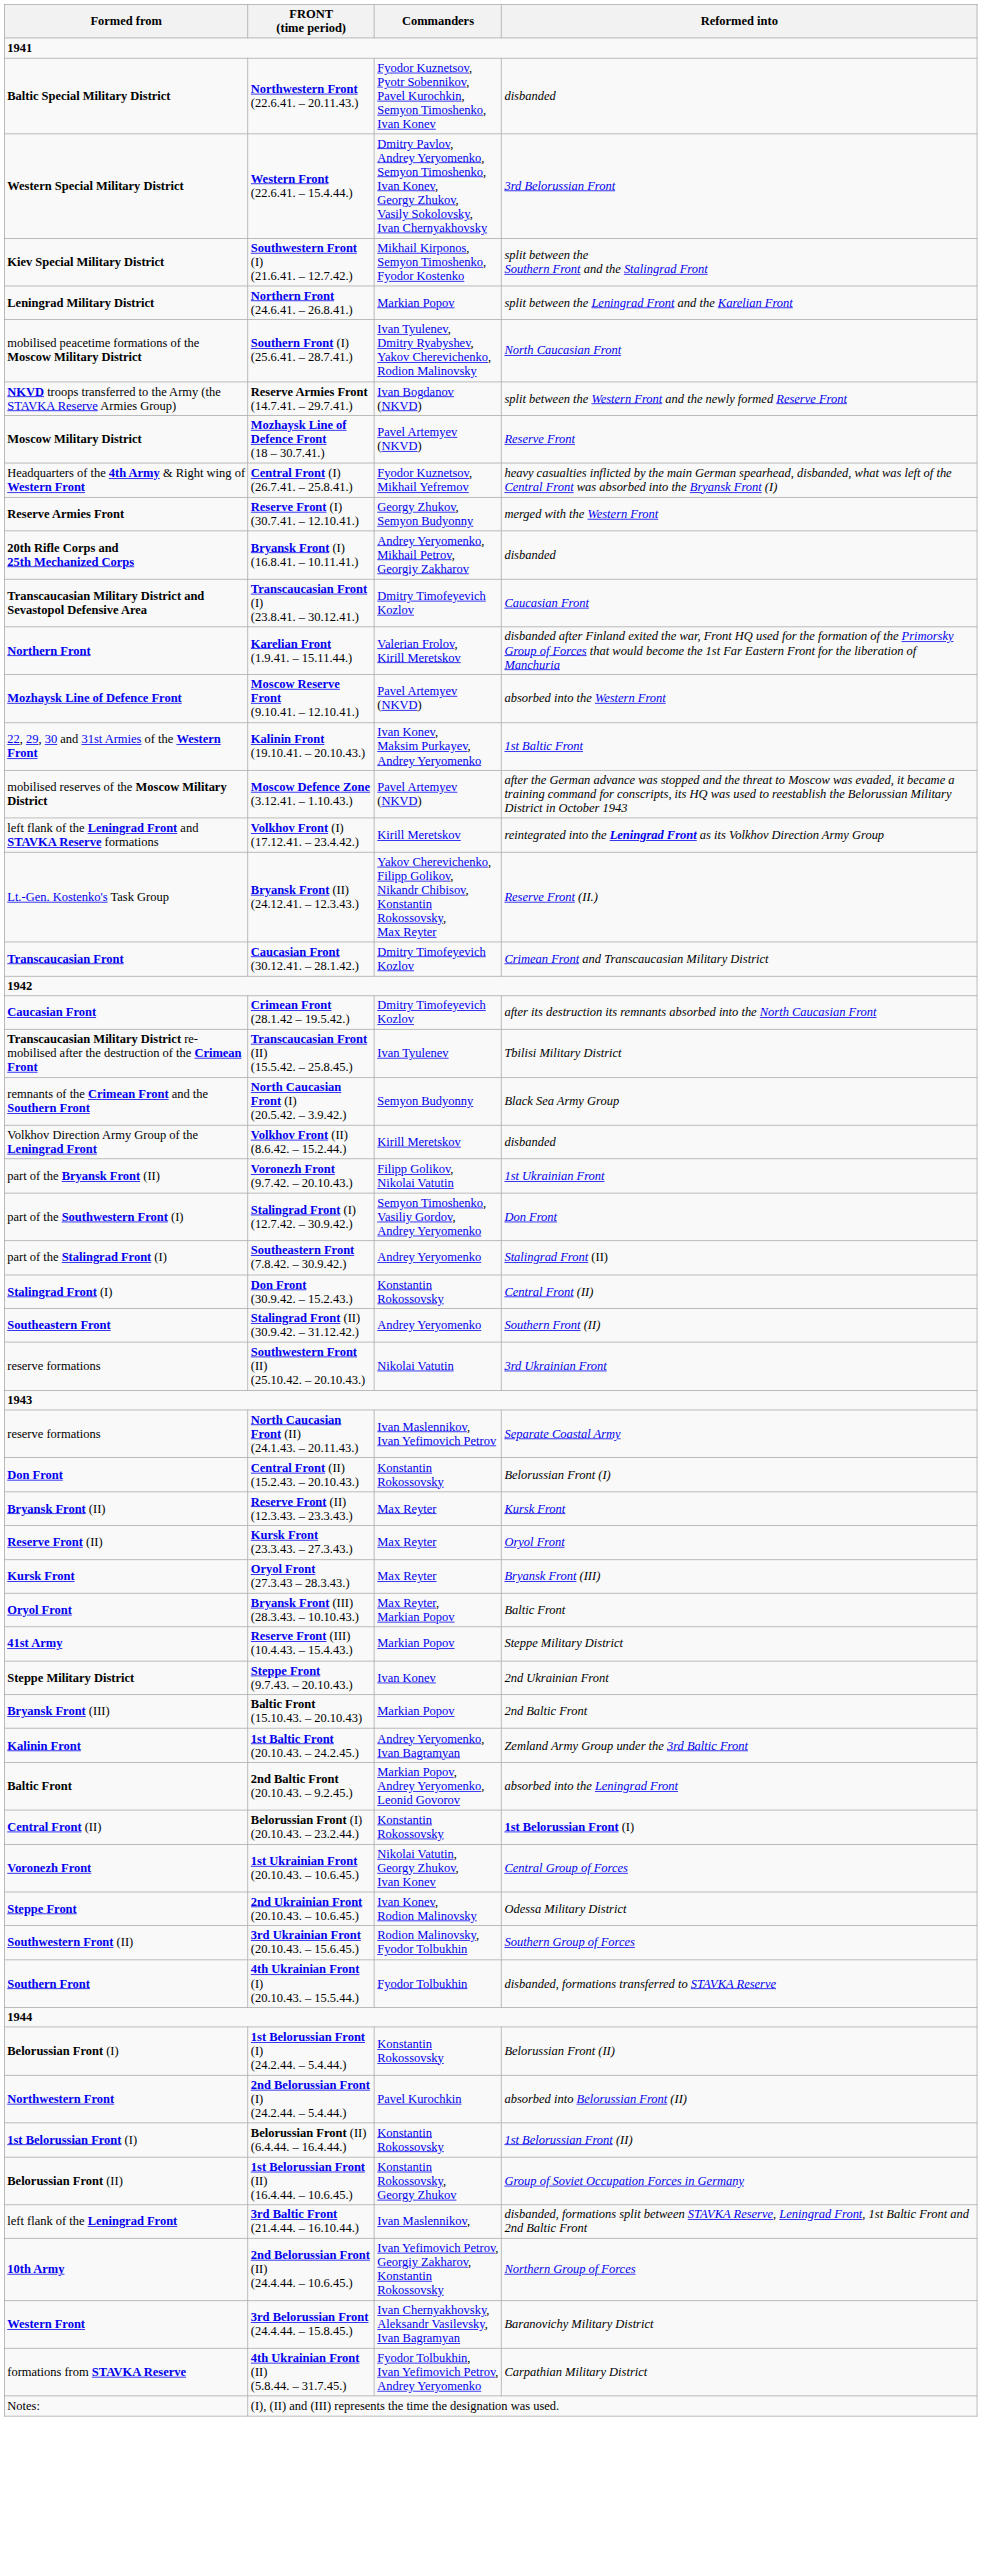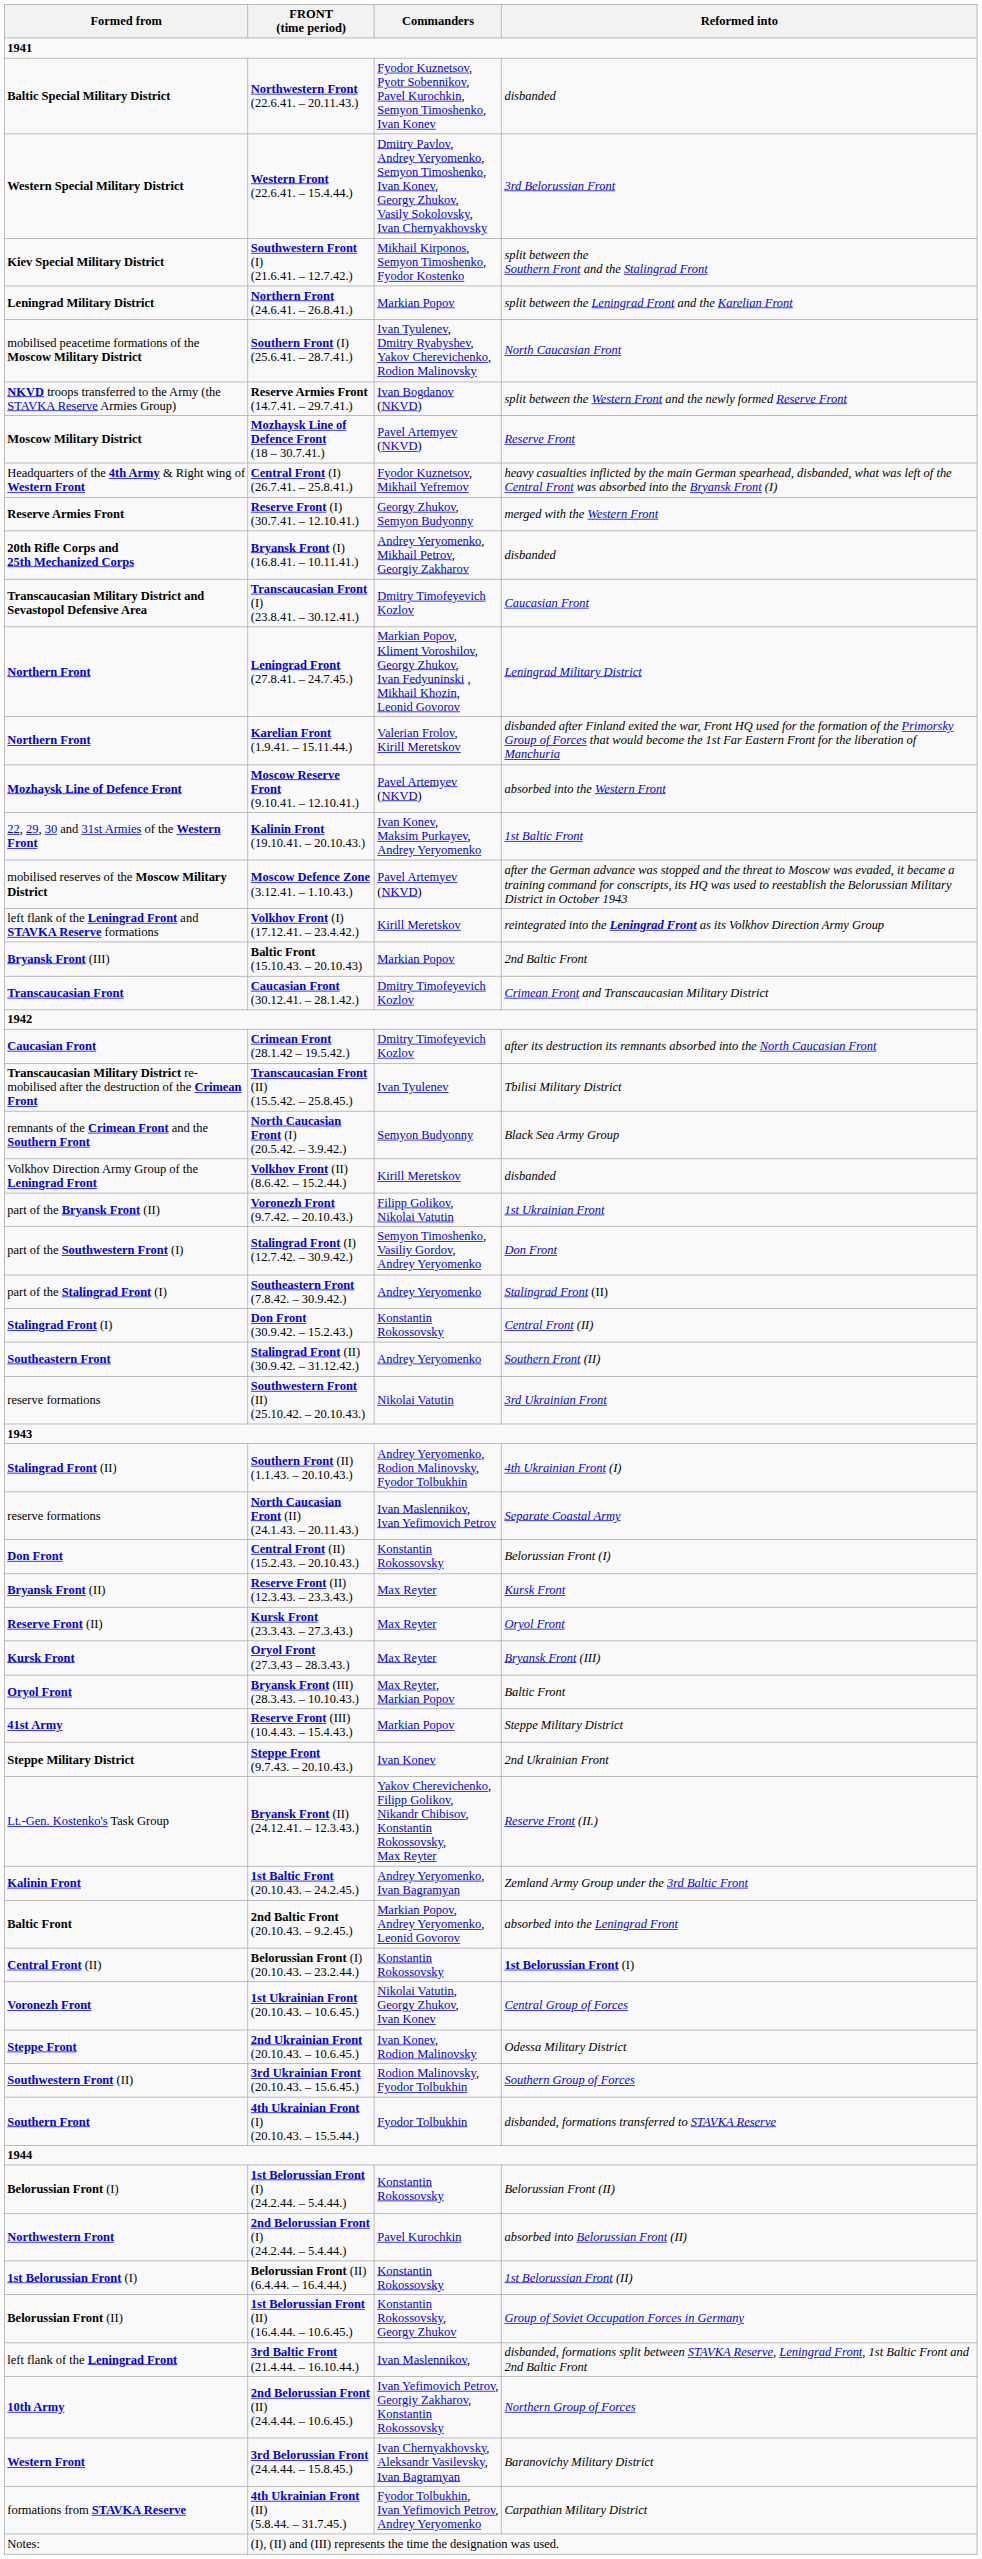+ row: (302, 671)
rows swapped: (305, 897) <-> (306, 1711)
+ row: (302, 1467)
